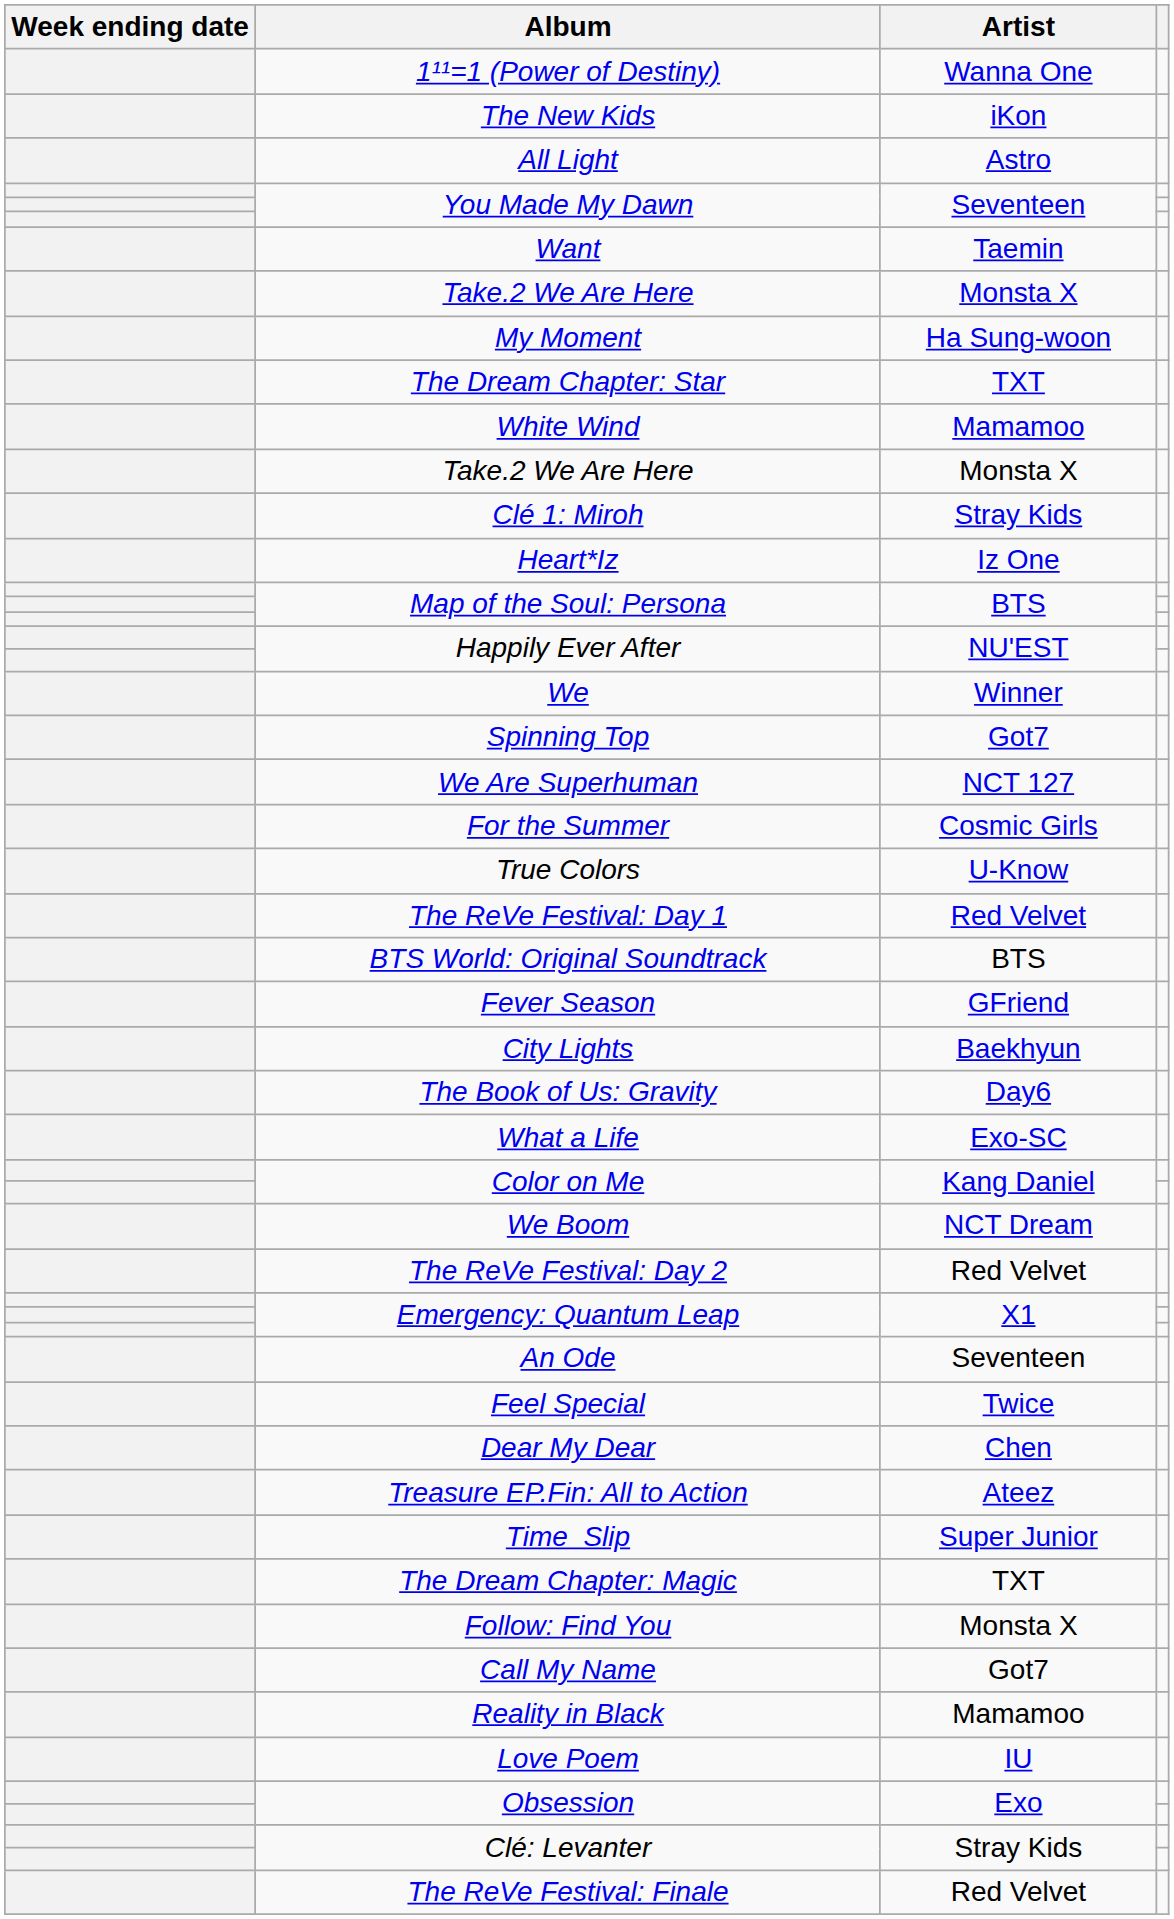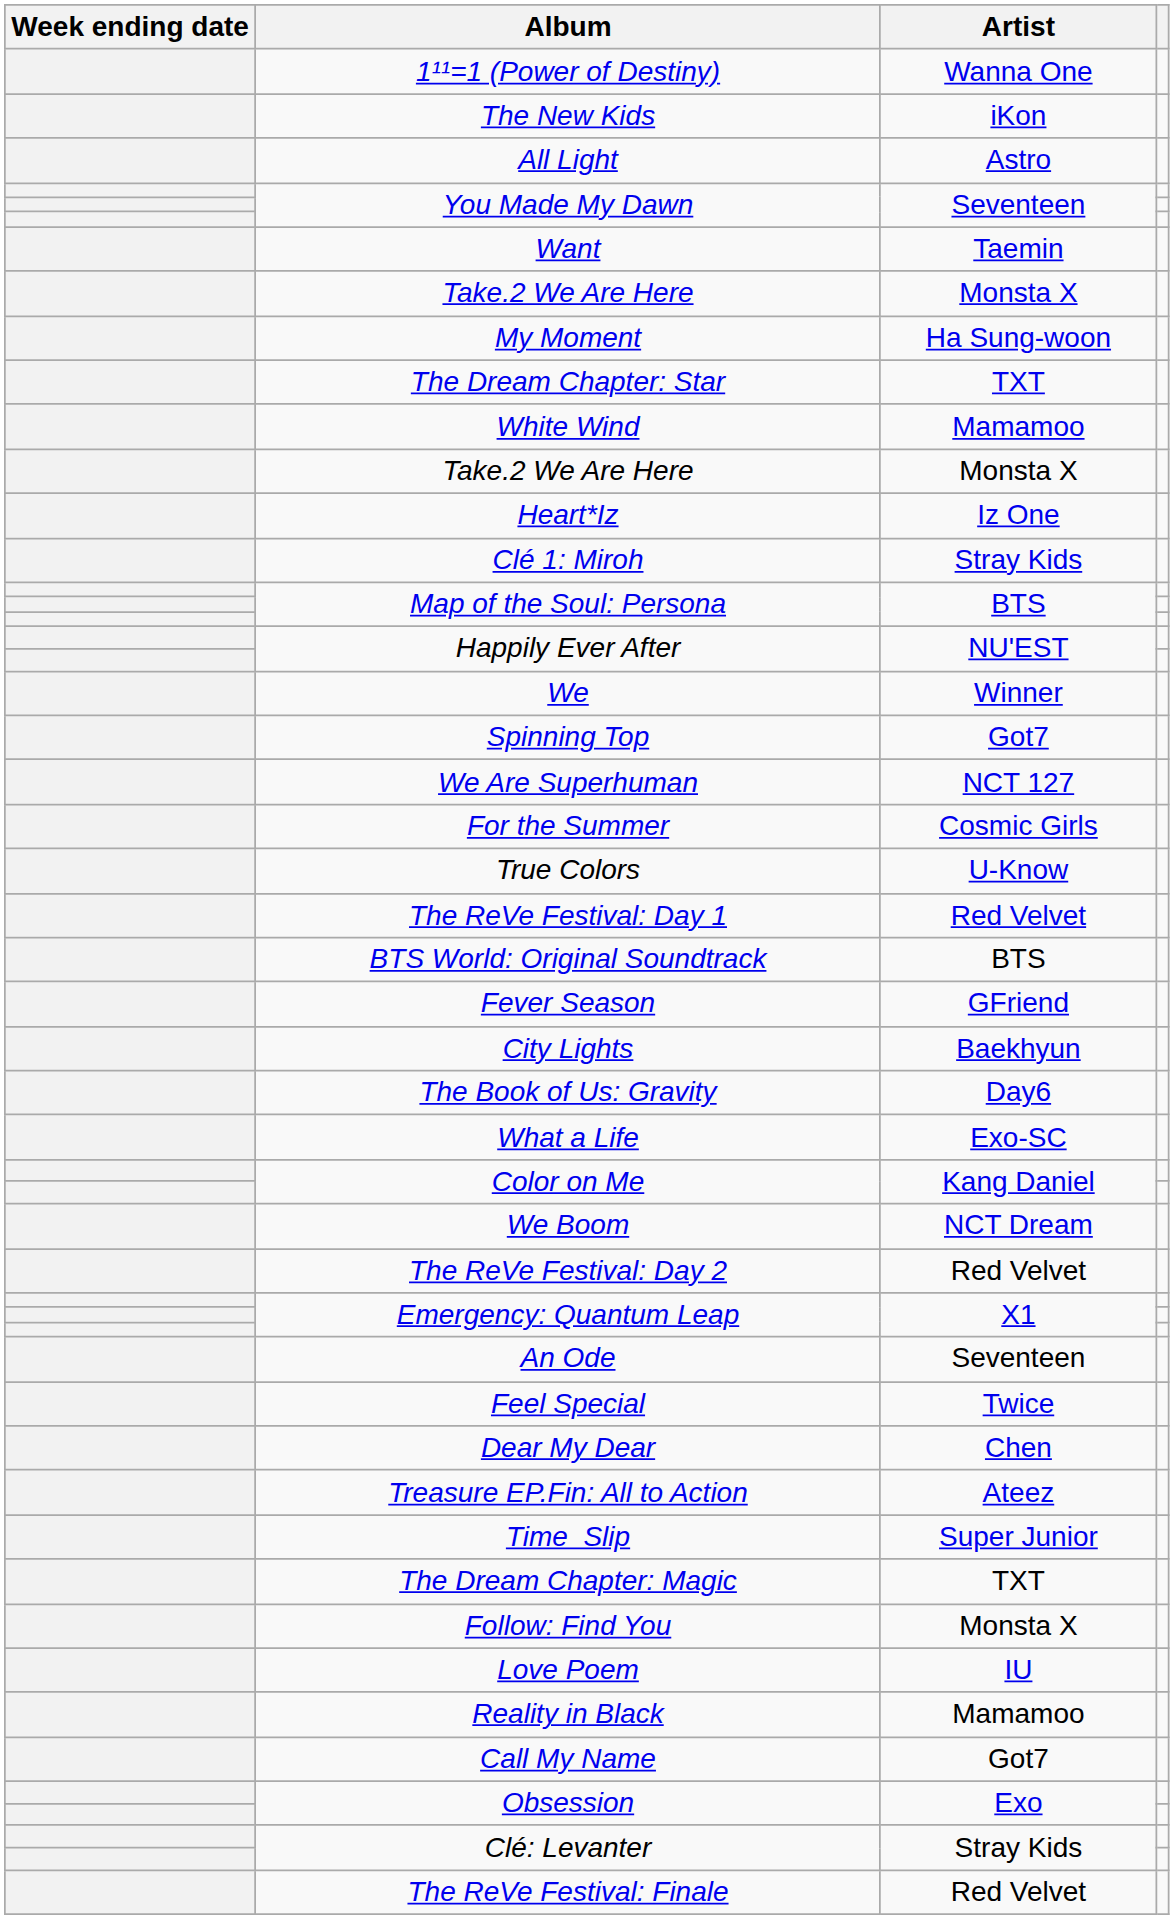rows swapped: (568, 515) <-> (568, 559)
rows swapped: (568, 1669) <-> (568, 1758)
